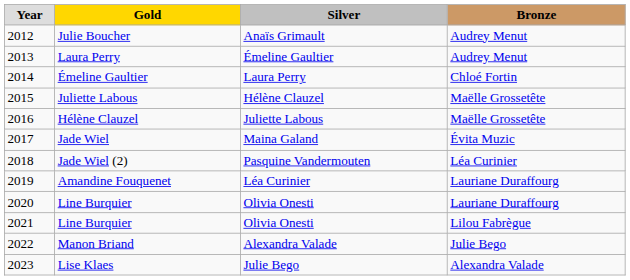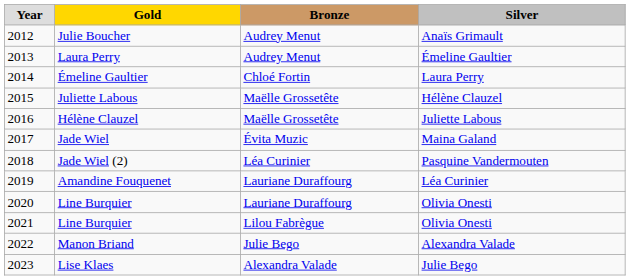columns swapped: (344, 14) <-> (536, 14)
